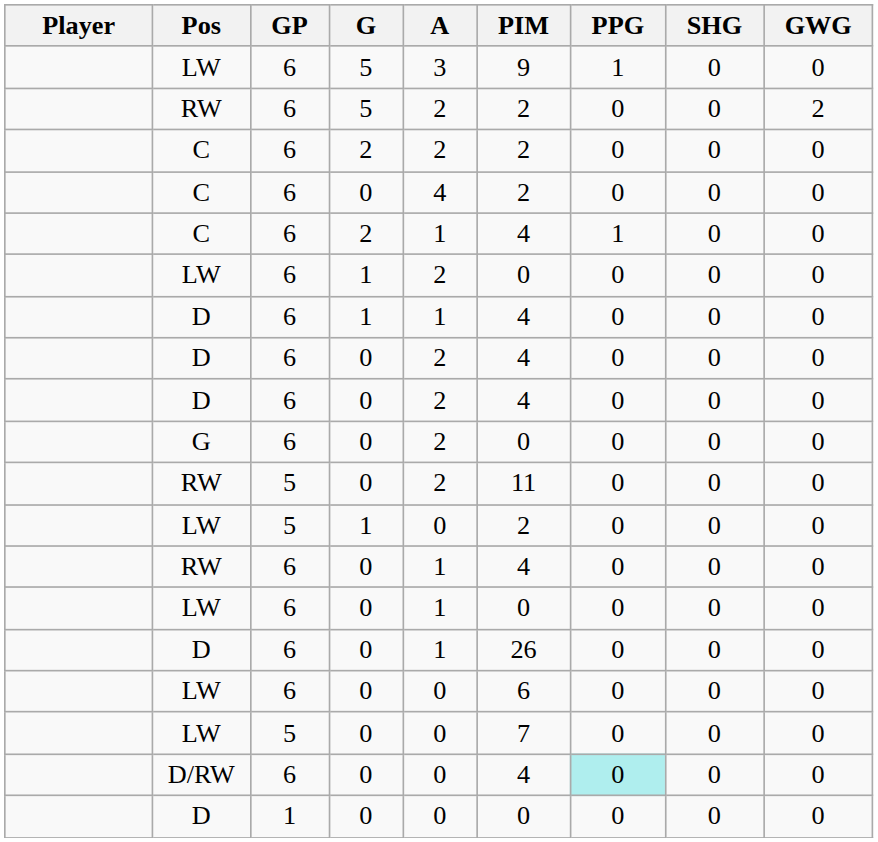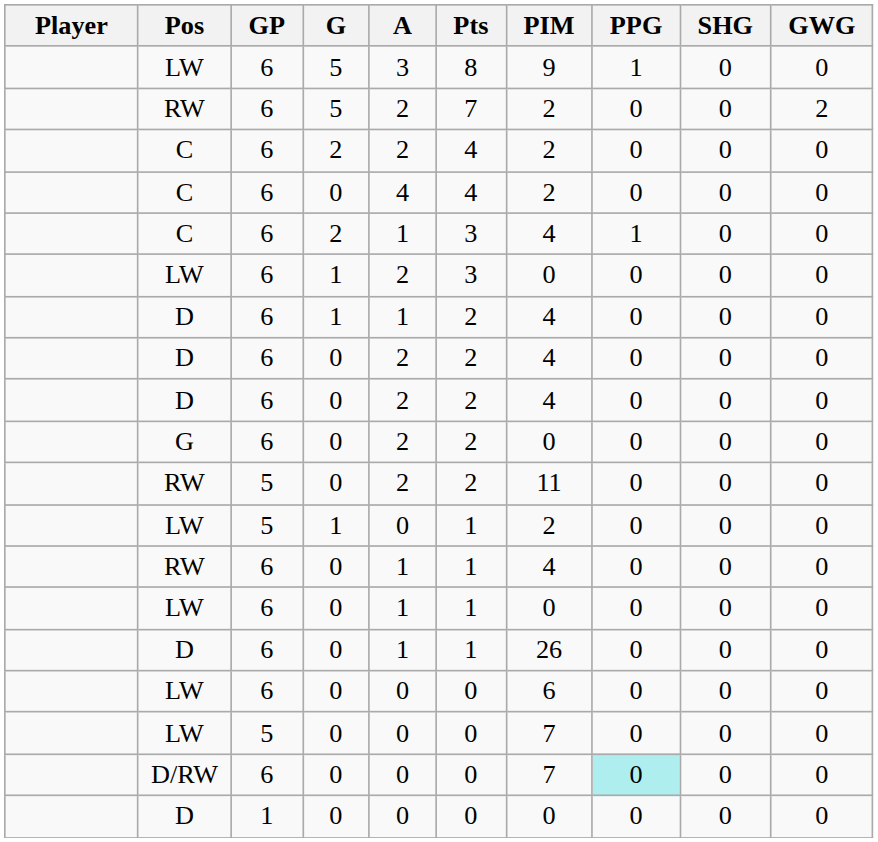+ column: (471, 25)
(524, 774) 4 -> (549, 774) 7
